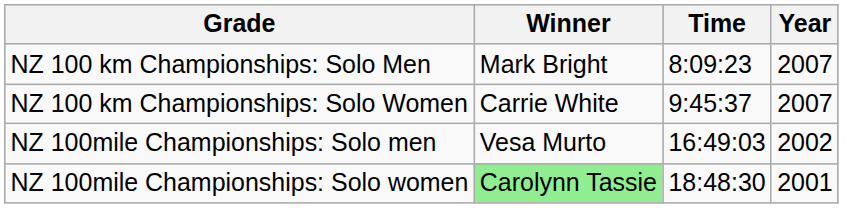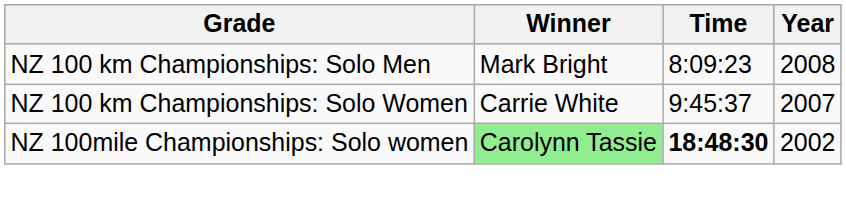(805, 63) 2007 -> (808, 63) 2008
- row: (223, 143)
(717, 182) normal -> (718, 143) bold
(805, 182) 2001 -> (808, 143) 2002
